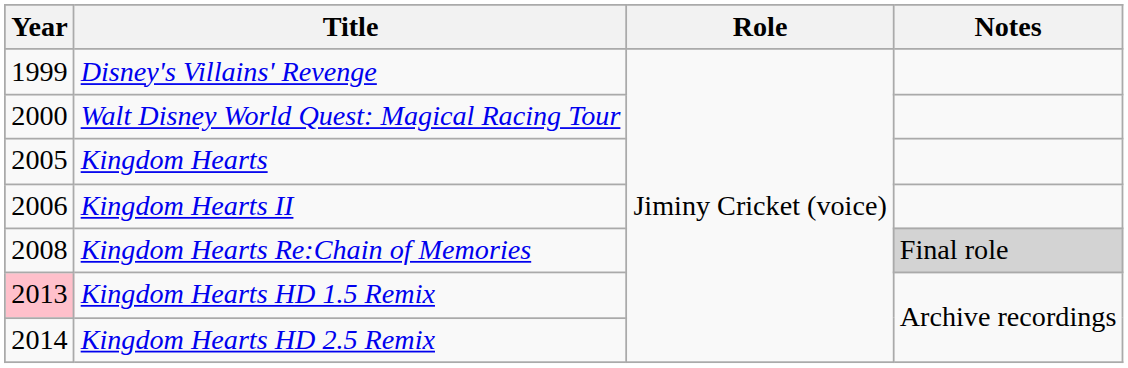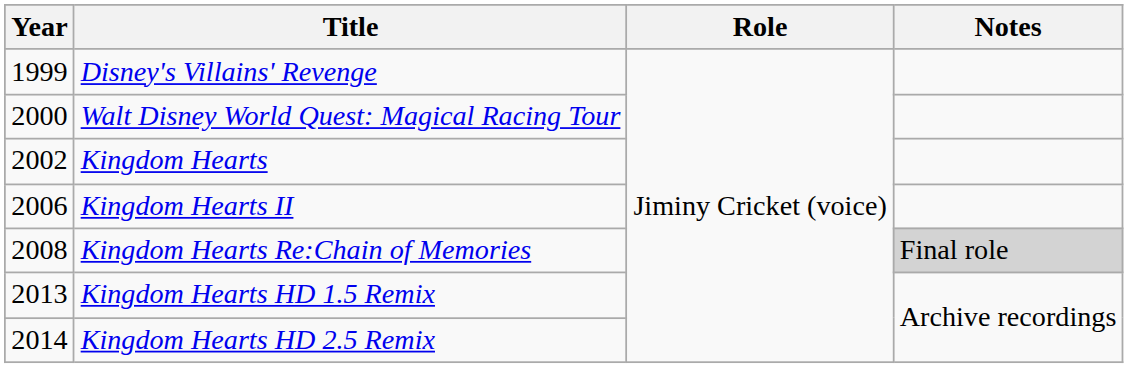(40, 160) 2005 -> (40, 160) 2002
(40, 294) pink background -> (40, 294) no background
